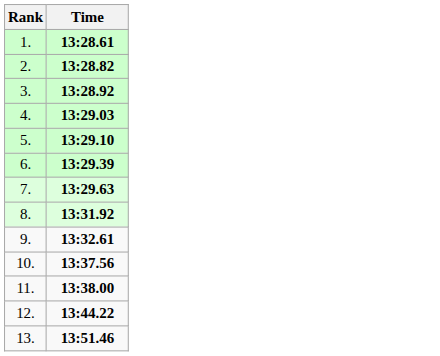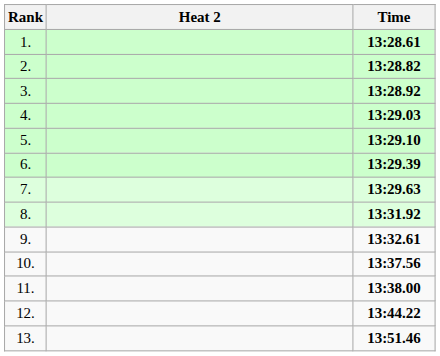+ column: (200, 17)
